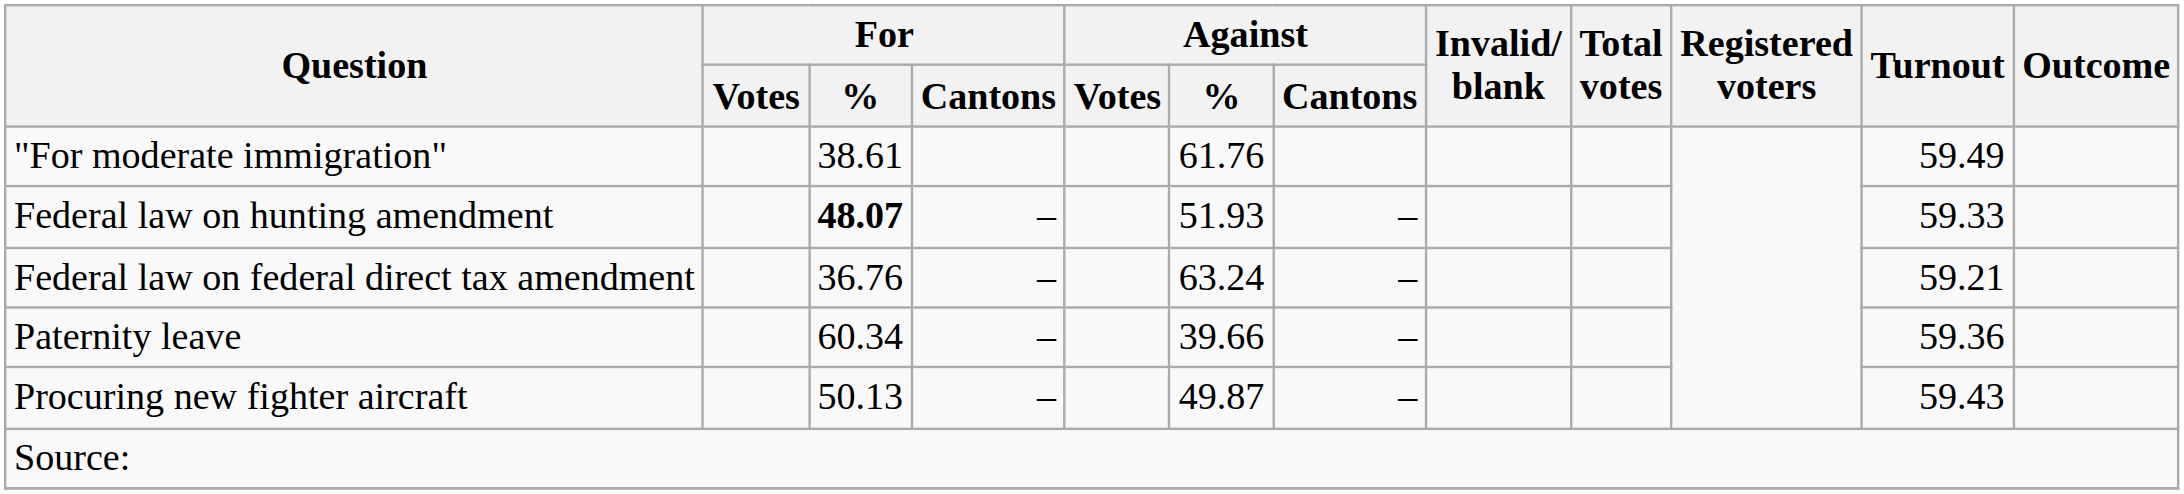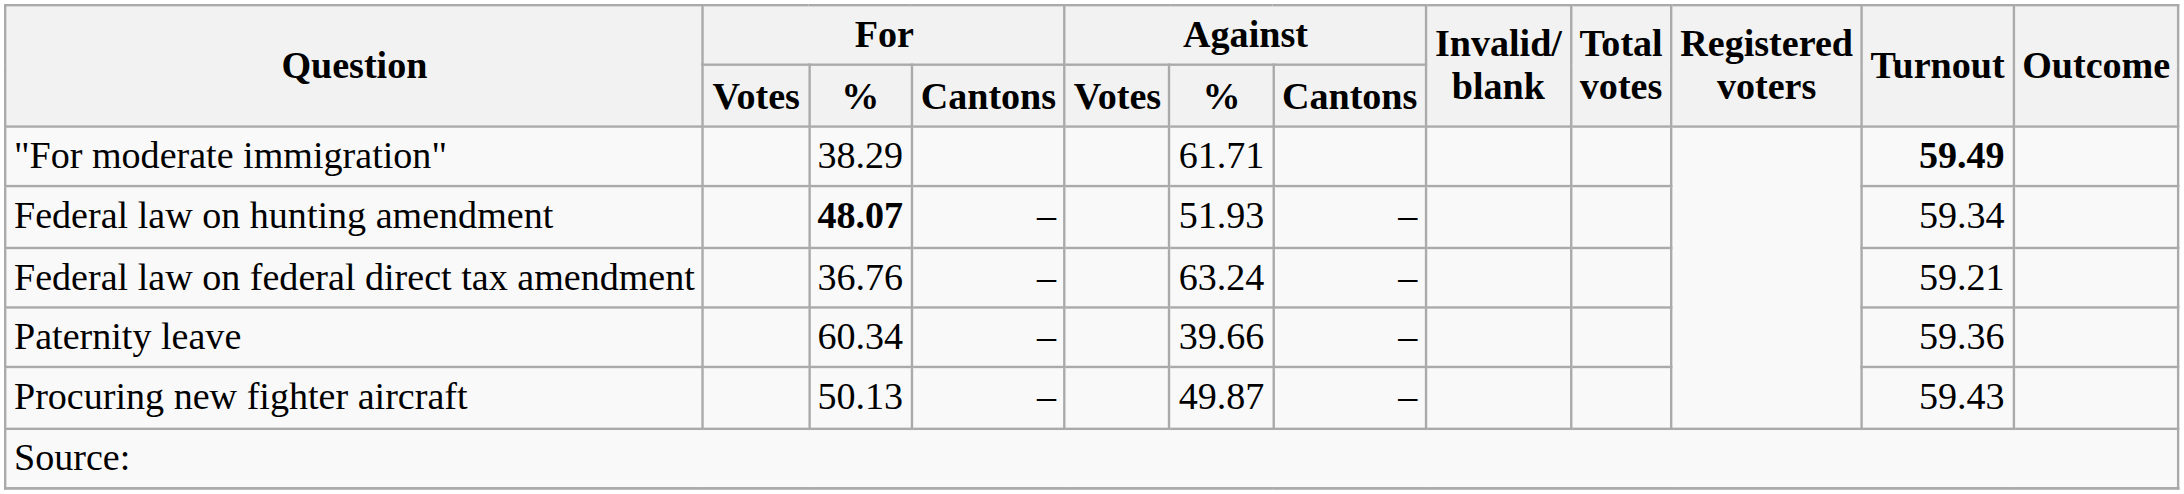(860, 155) 38.61 -> (860, 155) 38.29
(1222, 155) 61.76 -> (1222, 155) 61.71
(1962, 155) normal -> (1962, 155) bold
(1962, 215) 59.33 -> (1962, 215) 59.34
